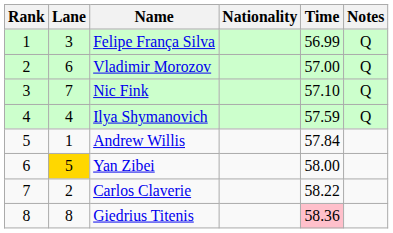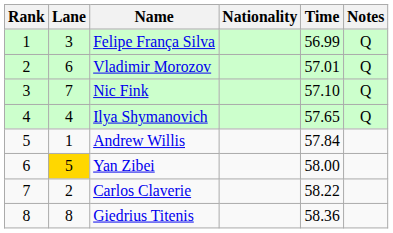(322, 66) 57.00 -> (322, 66) 57.01
(322, 116) 57.59 -> (322, 116) 57.65
(322, 215) pink background -> (322, 215) no background
